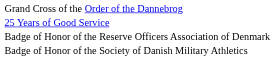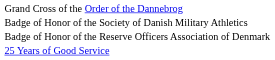rows swapped: (57, 22) <-> (126, 51)
